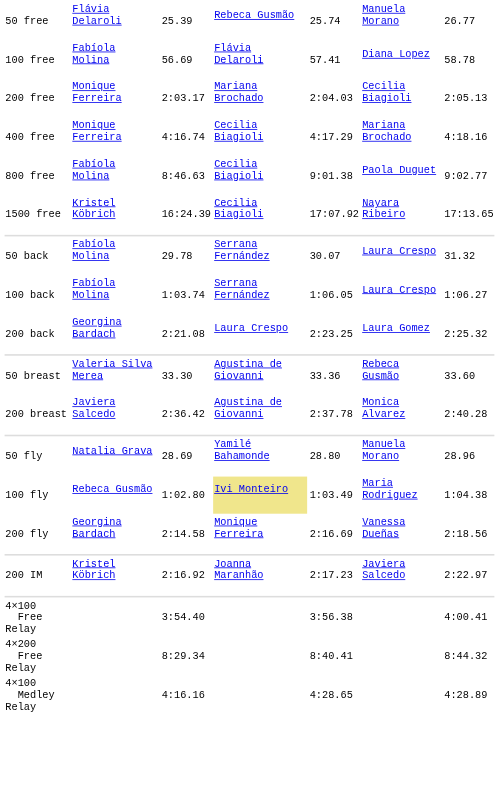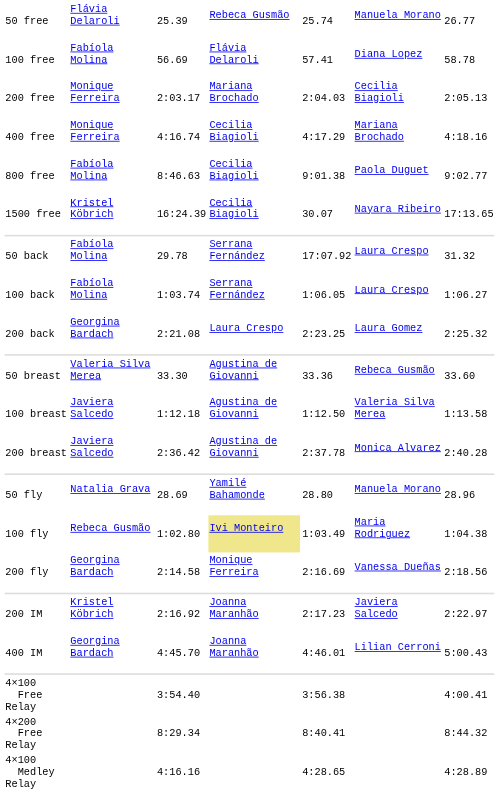(334, 215) 17:07.92 -> (318, 215) 30.07
(325, 257) 30.07 -> (327, 257) 17:07.92
+ row: (36, 415)
+ row: (24, 653)
